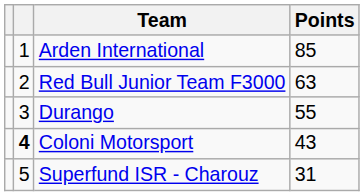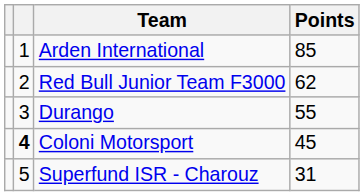(306, 81) 63 -> (306, 81) 62
(306, 143) 43 -> (306, 143) 45
